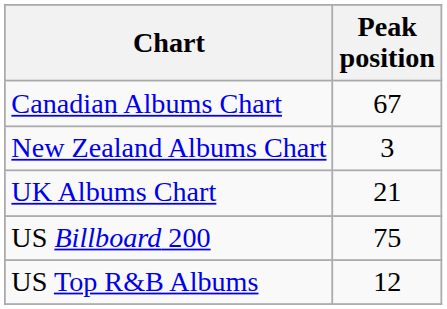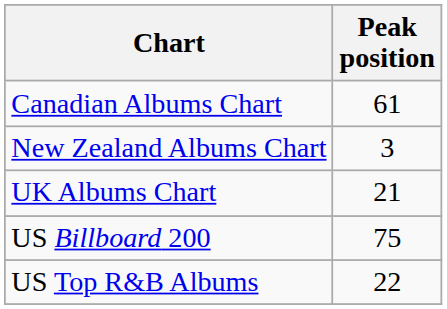(387, 103) 67 -> (387, 103) 61
(387, 281) 12 -> (387, 281) 22
